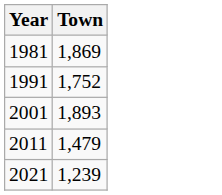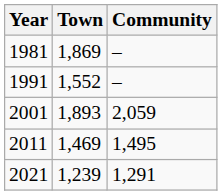+ column: (162, 19)
(79, 81) 1,752 -> (79, 81) 1,552
(79, 143) 1,479 -> (79, 143) 1,469
